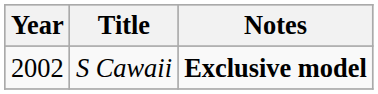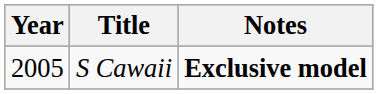(37, 67) 2002 -> (37, 67) 2005
